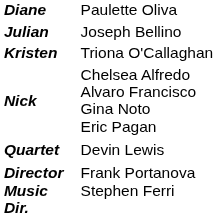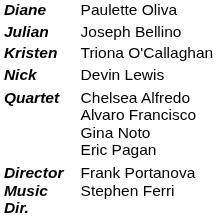(138, 100) Chelsea Alfredo Alvaro Francisco Gina Noto Eric Pagan -> (122, 74) Devin Lewis
(122, 150) Devin Lewis -> (138, 124) Chelsea Alfredo Alvaro Francisco Gina Noto Eric Pagan
